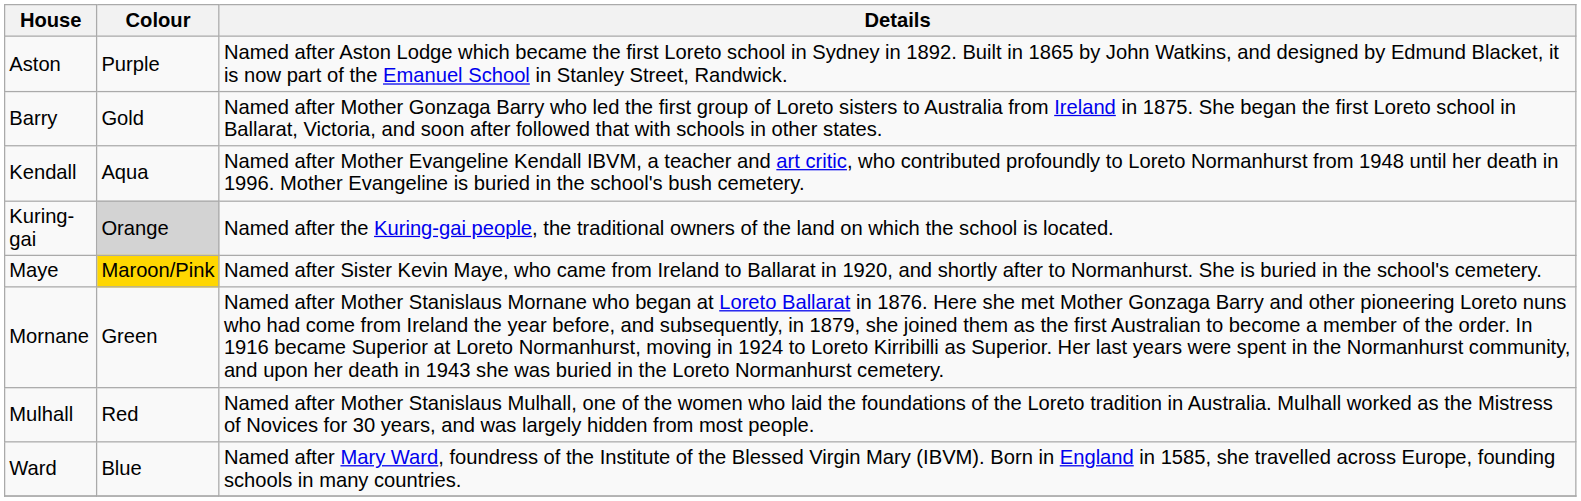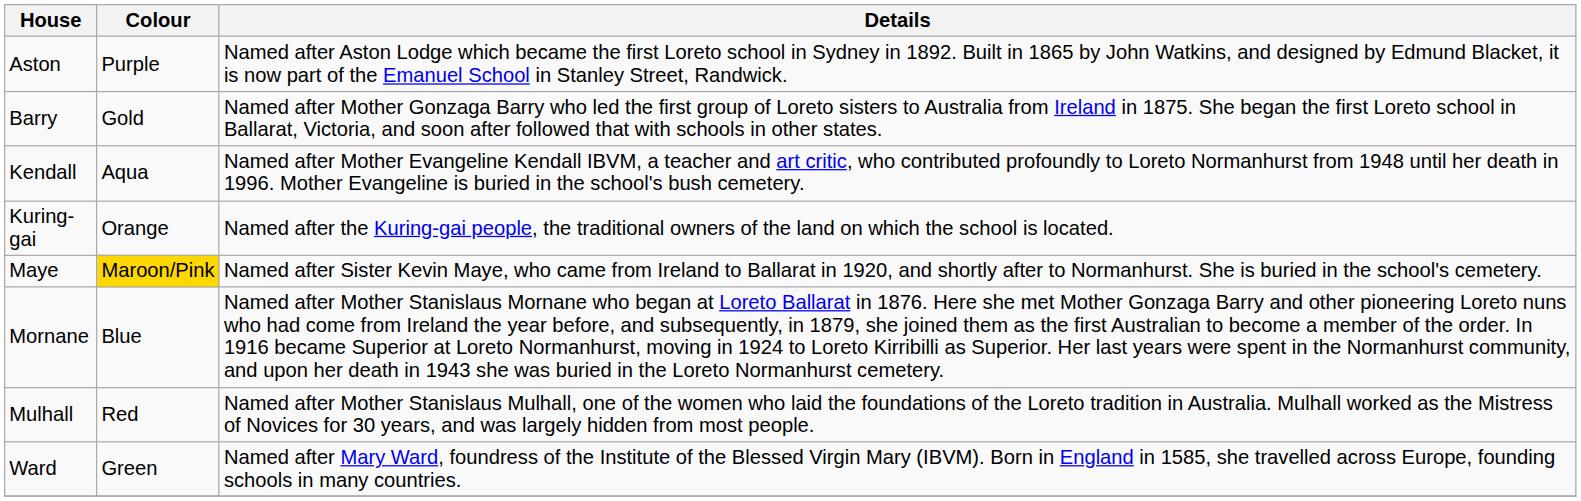(135, 227) lightgrey background -> (135, 227) no background
(129, 337) Green -> (122, 337) Blue
(122, 469) Blue -> (129, 469) Green
